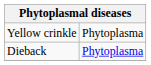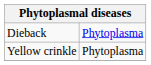rows swapped: (27, 51) <-> (42, 32)
